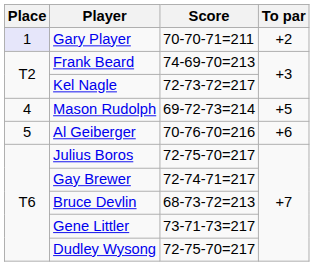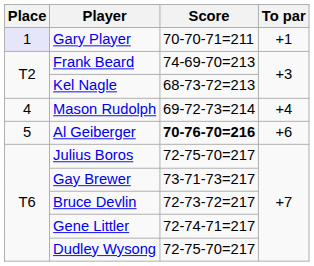(284, 39) +2 -> (284, 39) +1
(209, 86) 72-73-72=217 -> (209, 86) 68-73-72=213
(284, 109) +5 -> (284, 109) +4
(209, 132) normal -> (209, 132) bold
(209, 179) 72-74-71=217 -> (209, 179) 73-71-73=217
(209, 202) 68-73-72=213 -> (209, 202) 72-73-72=217
(209, 226) 73-71-73=217 -> (209, 226) 72-74-71=217
